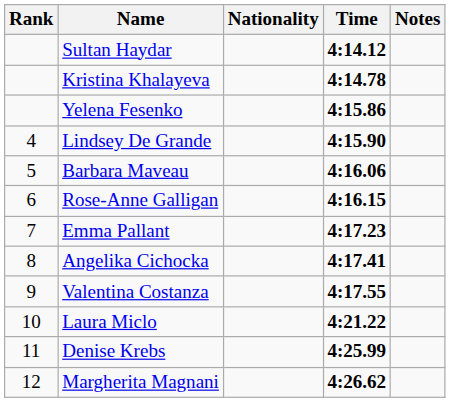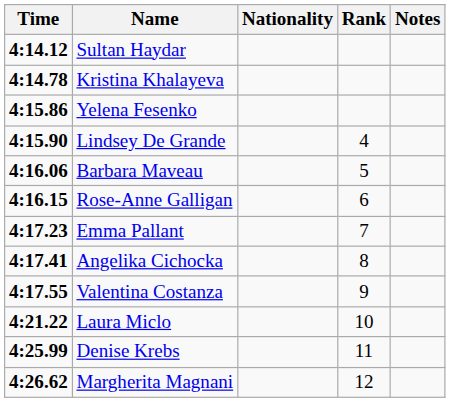columns swapped: (31, 19) <-> (357, 19)
